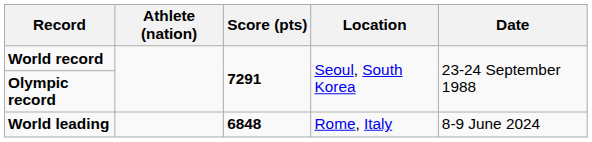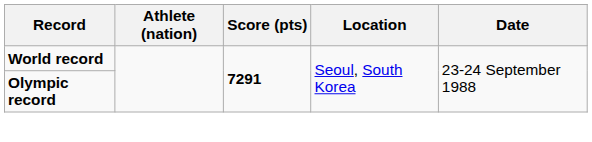- row: (59, 124)
